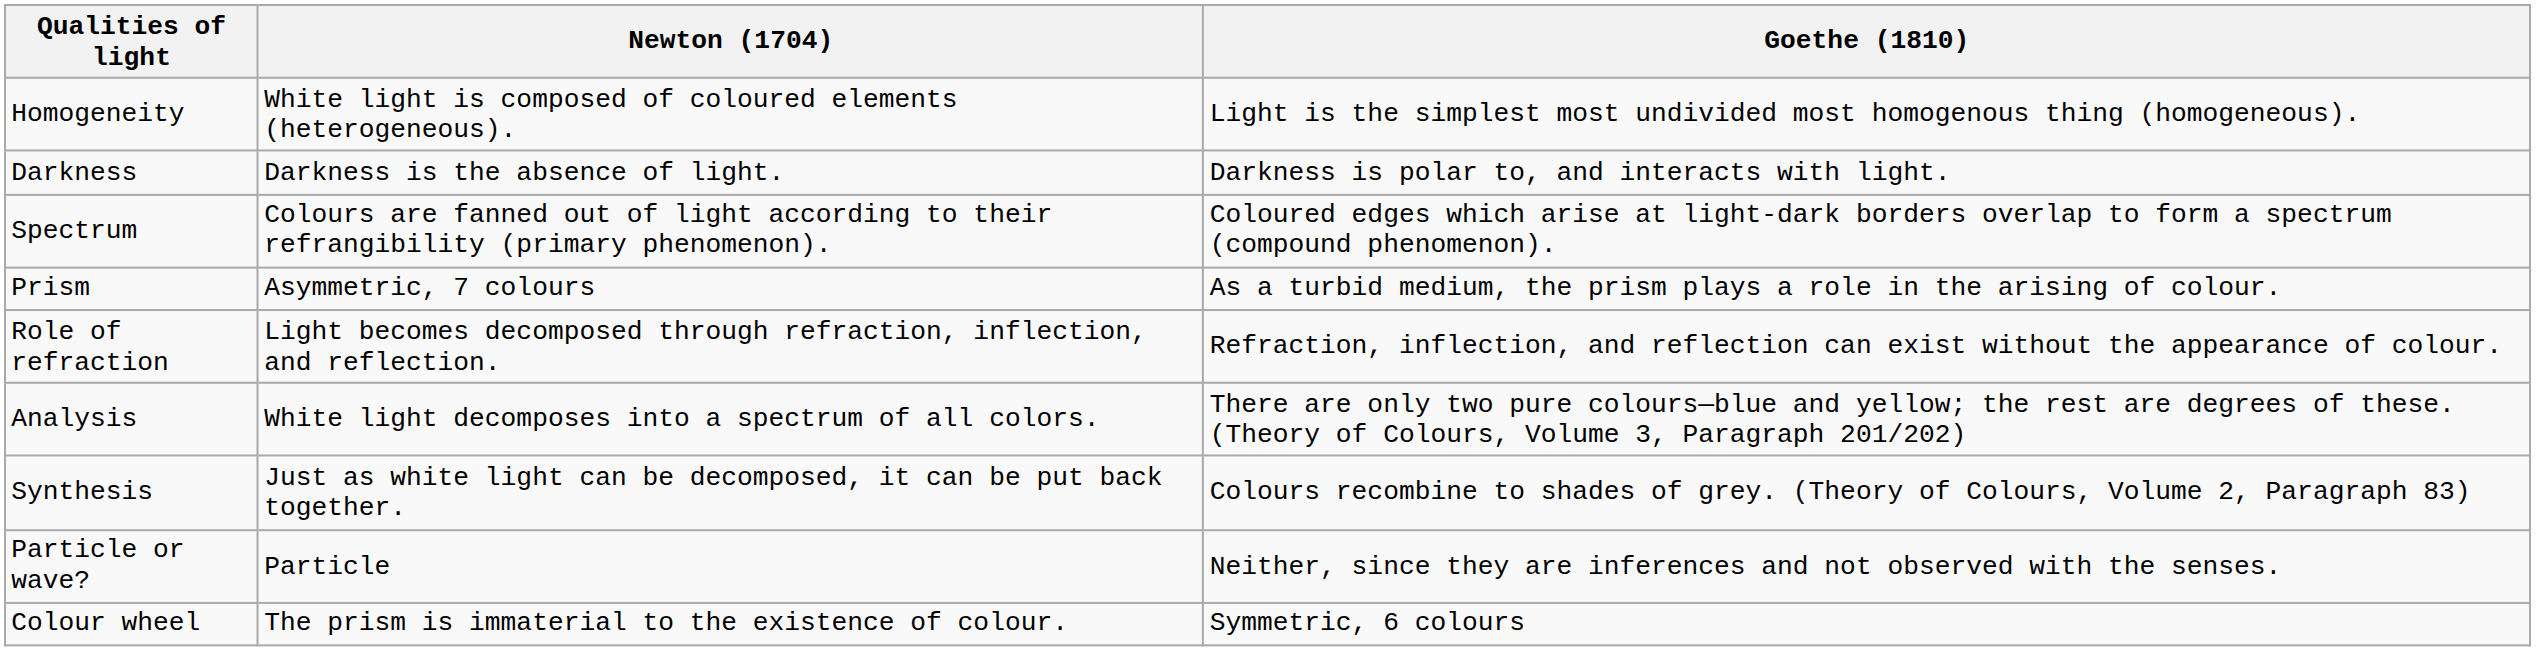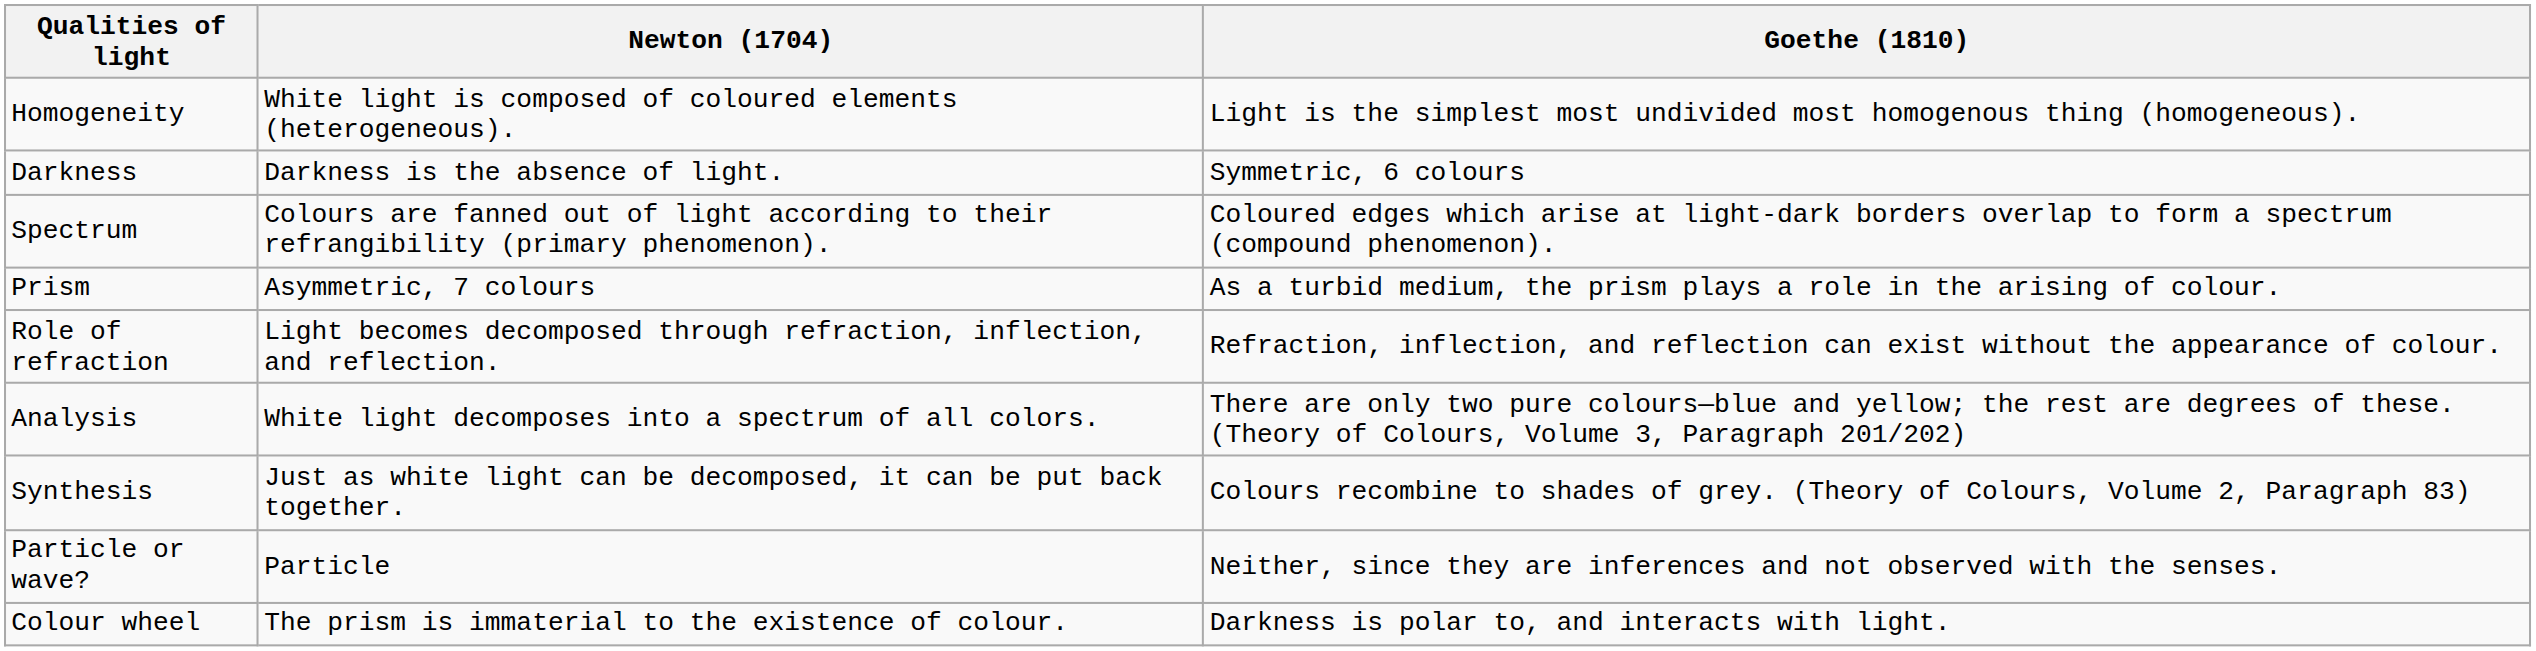(1580, 173) Darkness is polar to, and interacts with light. -> (1367, 173) Symmetric, 6 colours
(1367, 624) Symmetric, 6 colours -> (1580, 624) Darkness is polar to, and interacts with light.
